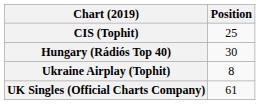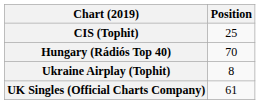(231, 52) 30 -> (231, 52) 70
